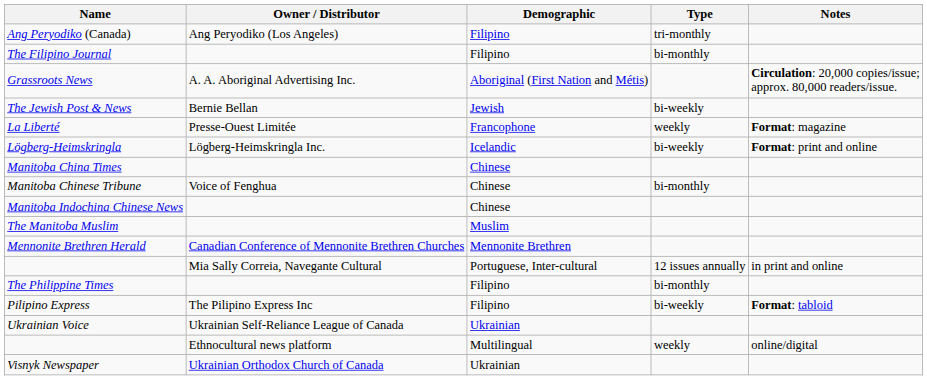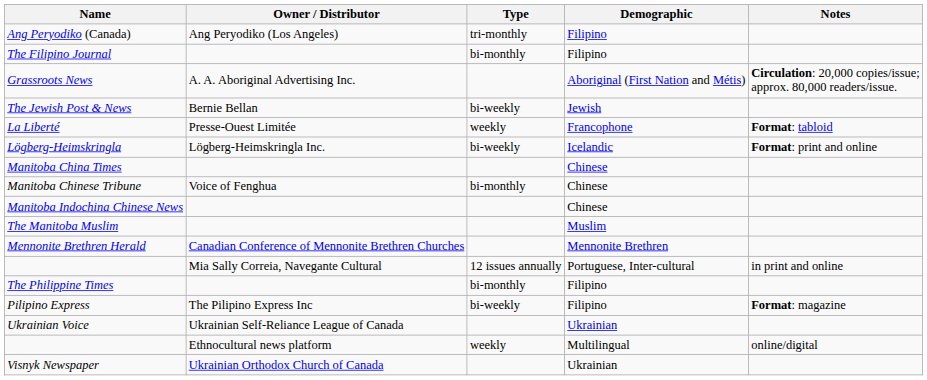columns swapped: (559, 14) <-> (700, 14)
(799, 127) Format: magazine -> (792, 127) Format: tabloid
(792, 305) Format: tabloid -> (799, 305) Format: magazine
